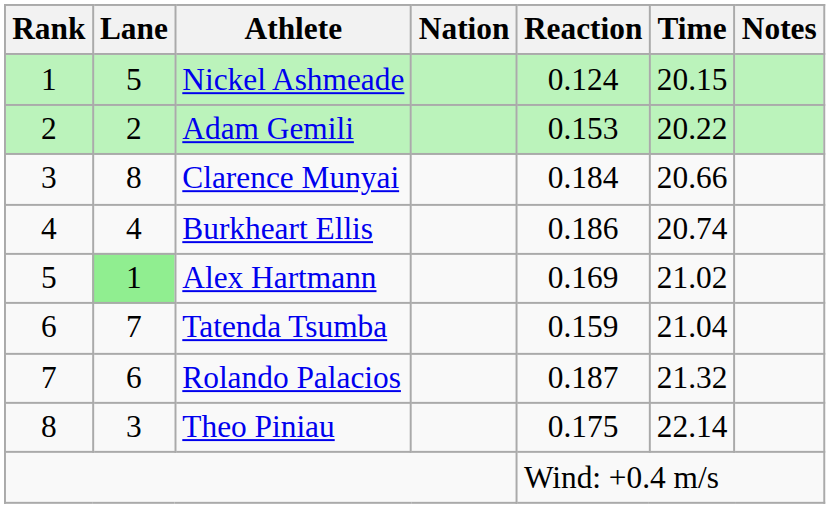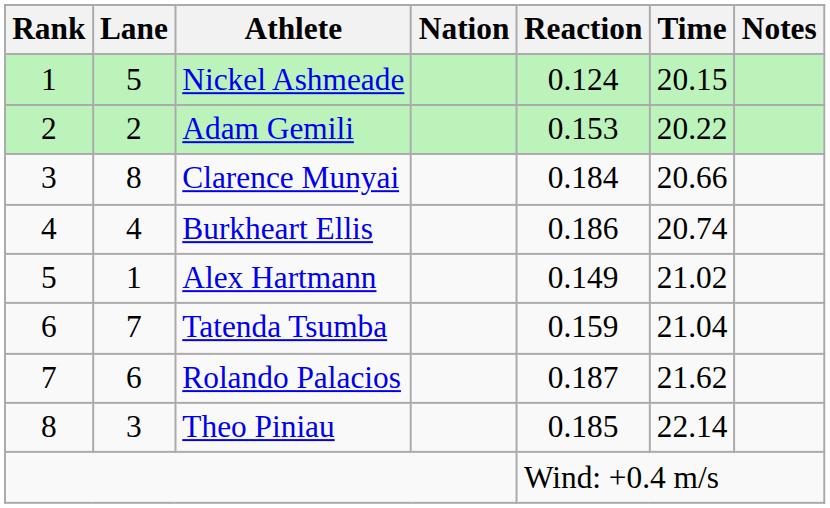(134, 278) lightgreen background -> (134, 278) no background
(583, 278) 0.169 -> (583, 278) 0.149
(692, 377) 21.32 -> (692, 377) 21.62
(583, 427) 0.175 -> (583, 427) 0.185
